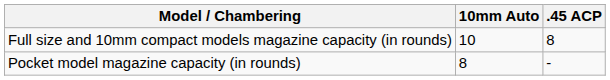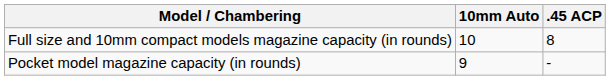(463, 63) 8 -> (463, 63) 9
